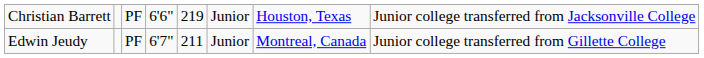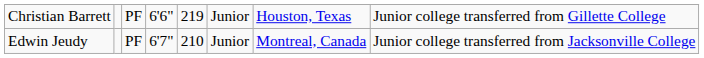(534, 16) Junior college transferred from Jacksonville College -> (519, 16) Junior college transferred from Gillette College
(192, 41) 211 -> (192, 41) 210
(519, 41) Junior college transferred from Gillette College -> (534, 41) Junior college transferred from Jacksonville College
